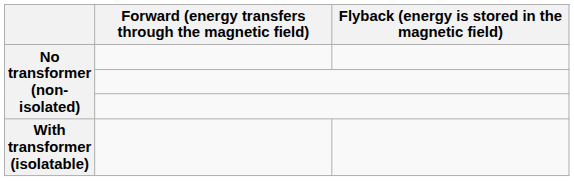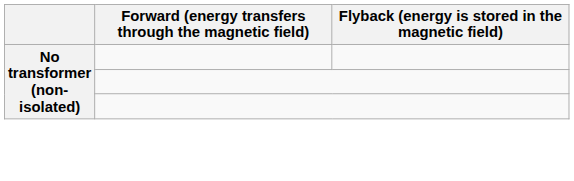- row: (50, 147)
